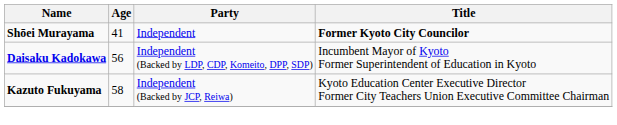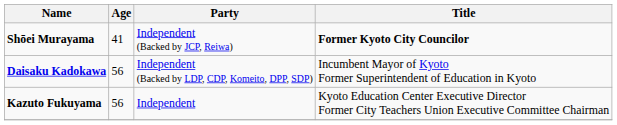(166, 32) Independent -> (185, 39) Independent (Backed by JCP, Reiwa)
(118, 90) 58 -> (118, 103) 56
(185, 90) Independent (Backed by JCP, Reiwa) -> (166, 103) Independent
